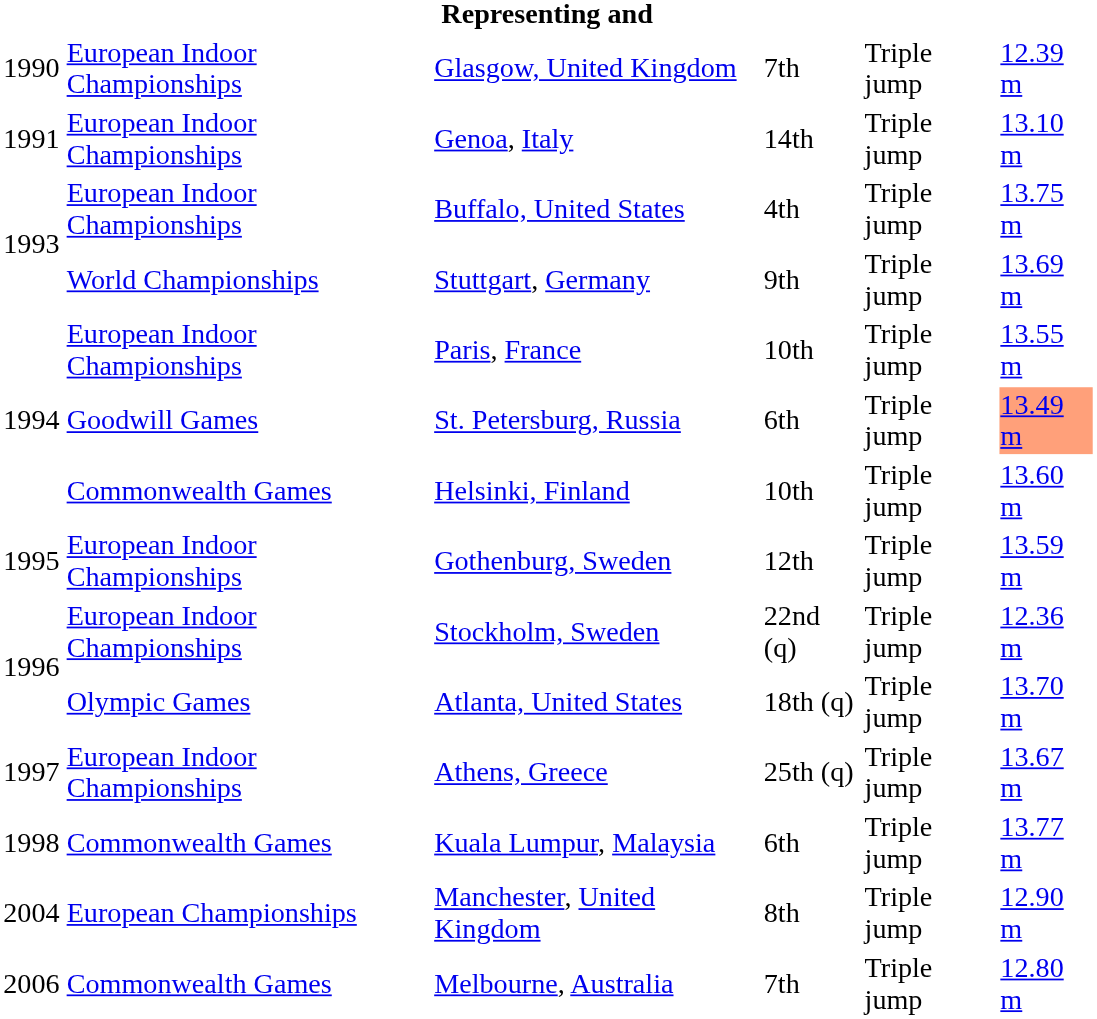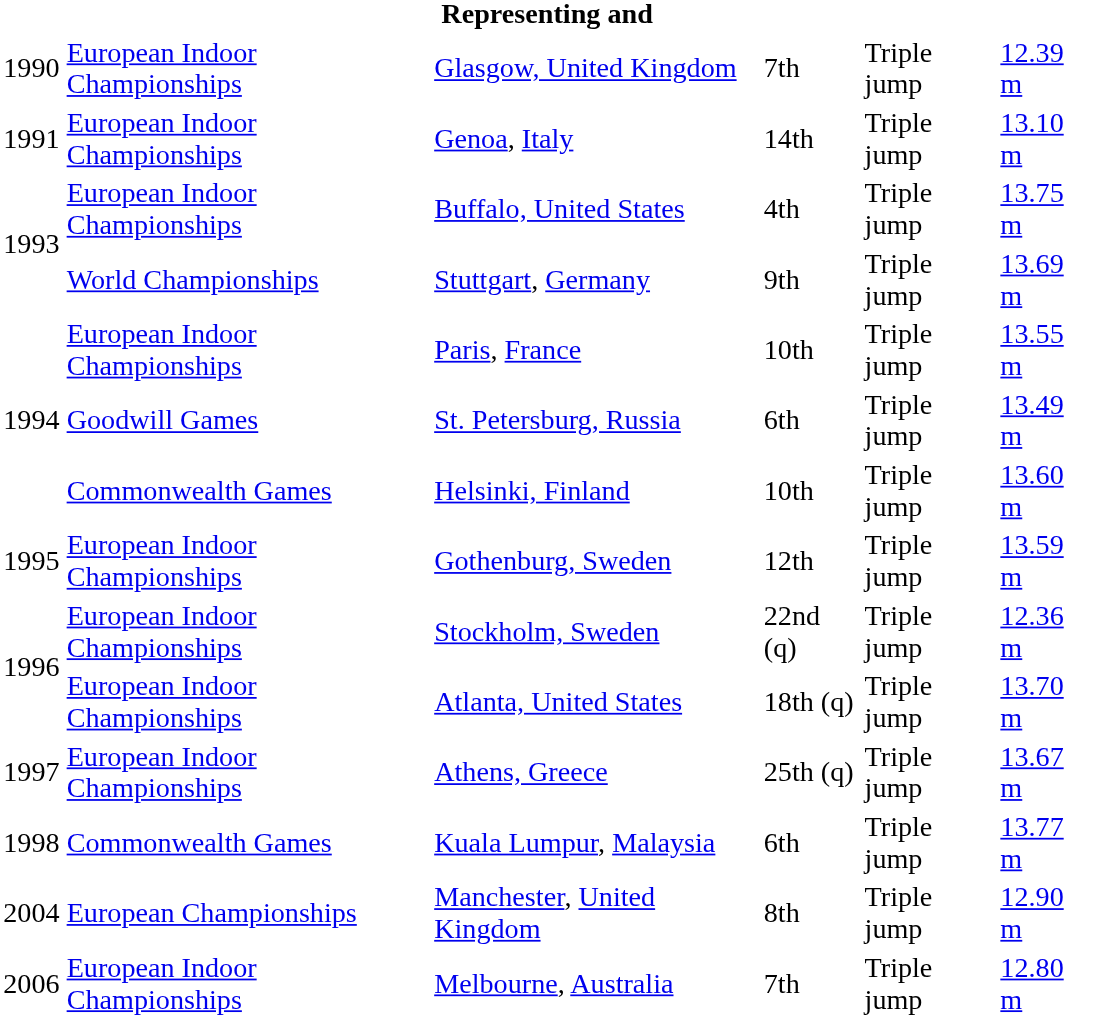(1032, 420) lightsalmon background -> (1032, 420) no background
(159, 701) Olympic Games -> (162, 701) European Indoor Championships
(199, 983) Commonwealth Games -> (162, 983) European Indoor Championships
